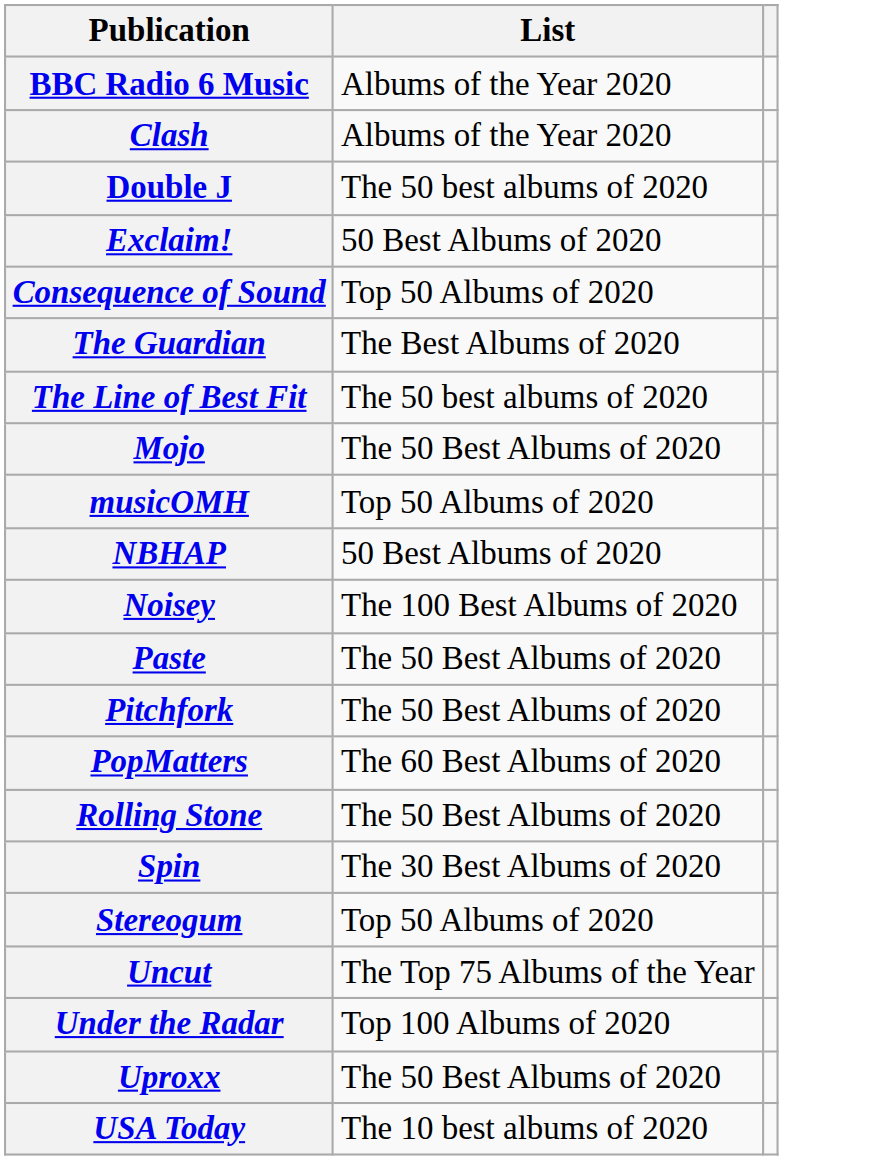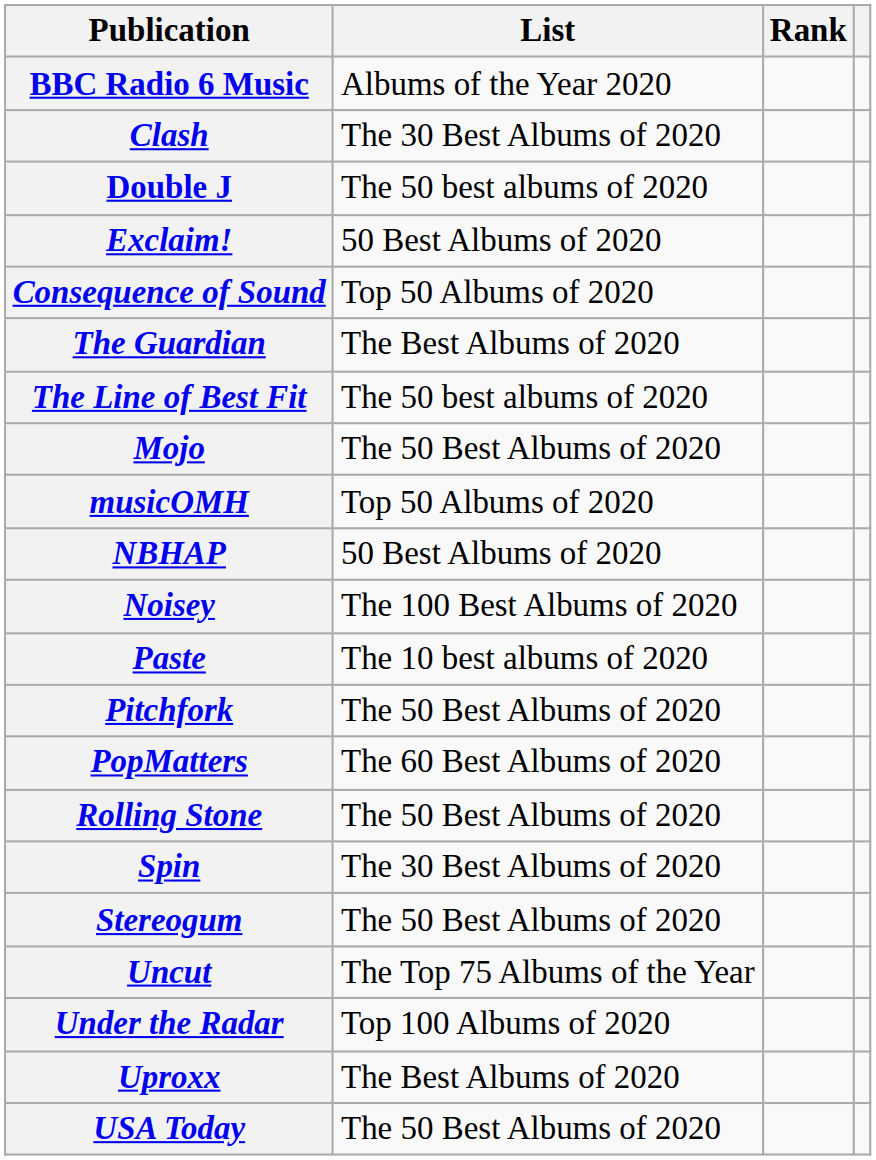+ column: (808, 30)
(506, 135) Albums of the Year 2020 -> (531, 135) The 30 Best Albums of 2020
(531, 657) The 50 Best Albums of 2020 -> (525, 657) The 10 best albums of 2020
(497, 919) Top 50 Albums of 2020 -> (531, 919) The 50 Best Albums of 2020
(531, 1076) The 50 Best Albums of 2020 -> (510, 1076) The Best Albums of 2020
(525, 1128) The 10 best albums of 2020 -> (531, 1128) The 50 Best Albums of 2020
